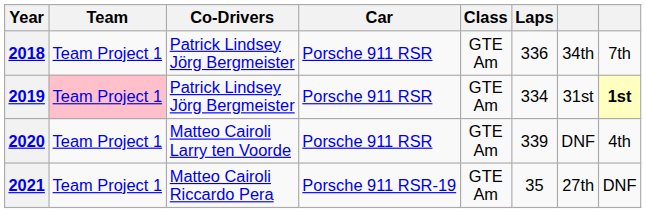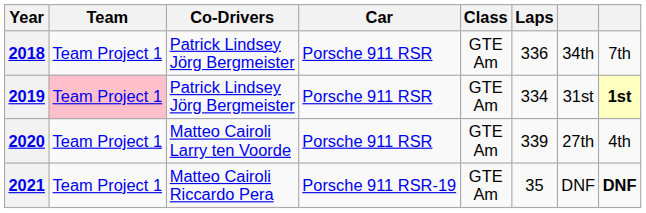(578, 141) DNF -> (578, 141) 27th
(578, 186) 27th -> (578, 186) DNF
(620, 186) normal -> (620, 186) bold
